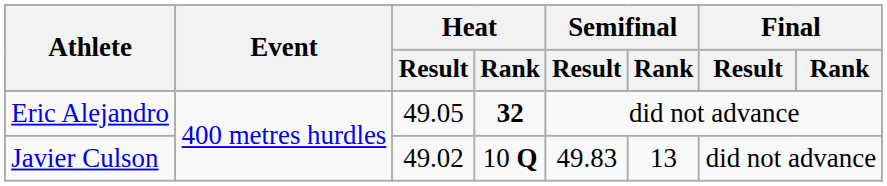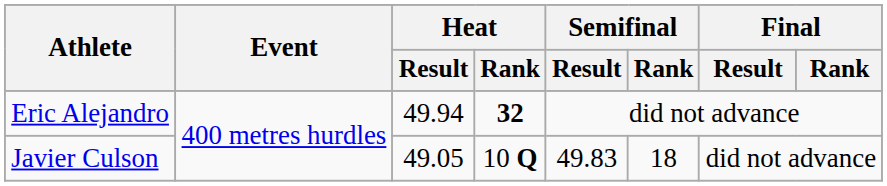(433, 113) 49.05 -> (433, 113) 49.94
(433, 157) 49.02 -> (433, 157) 49.05
(664, 157) 13 -> (664, 157) 18
